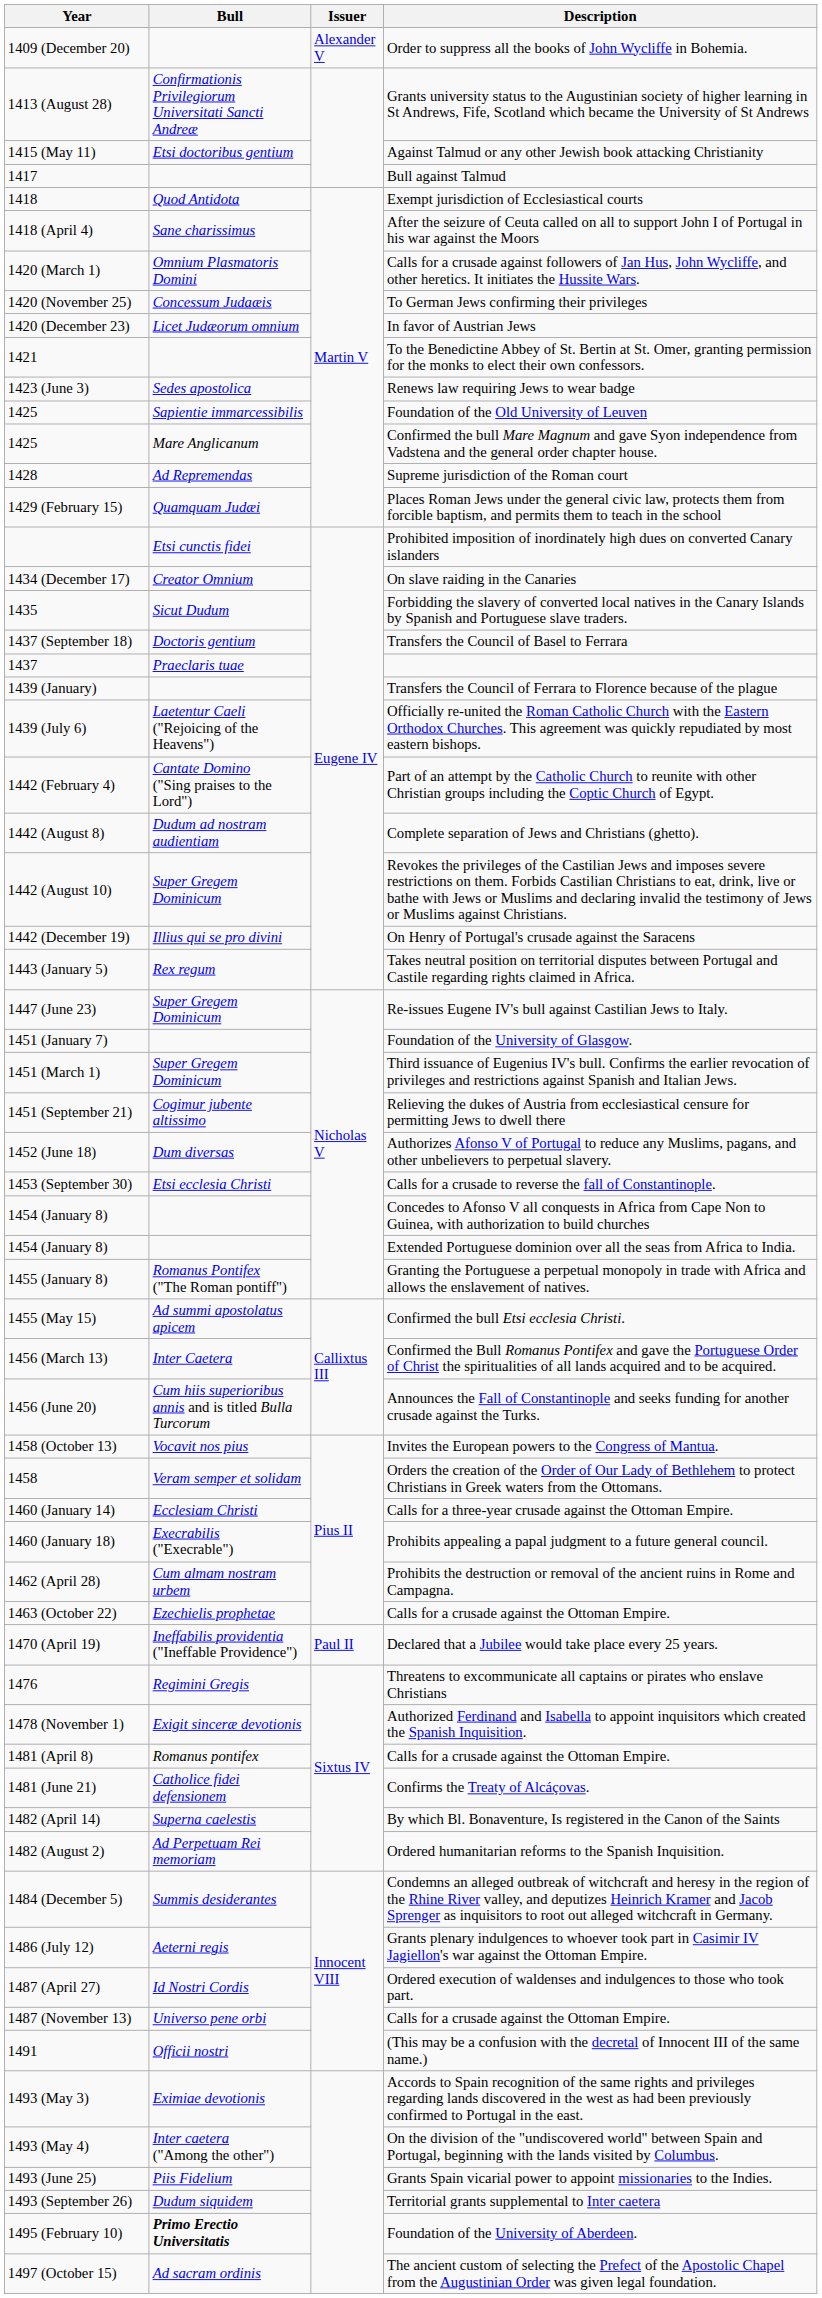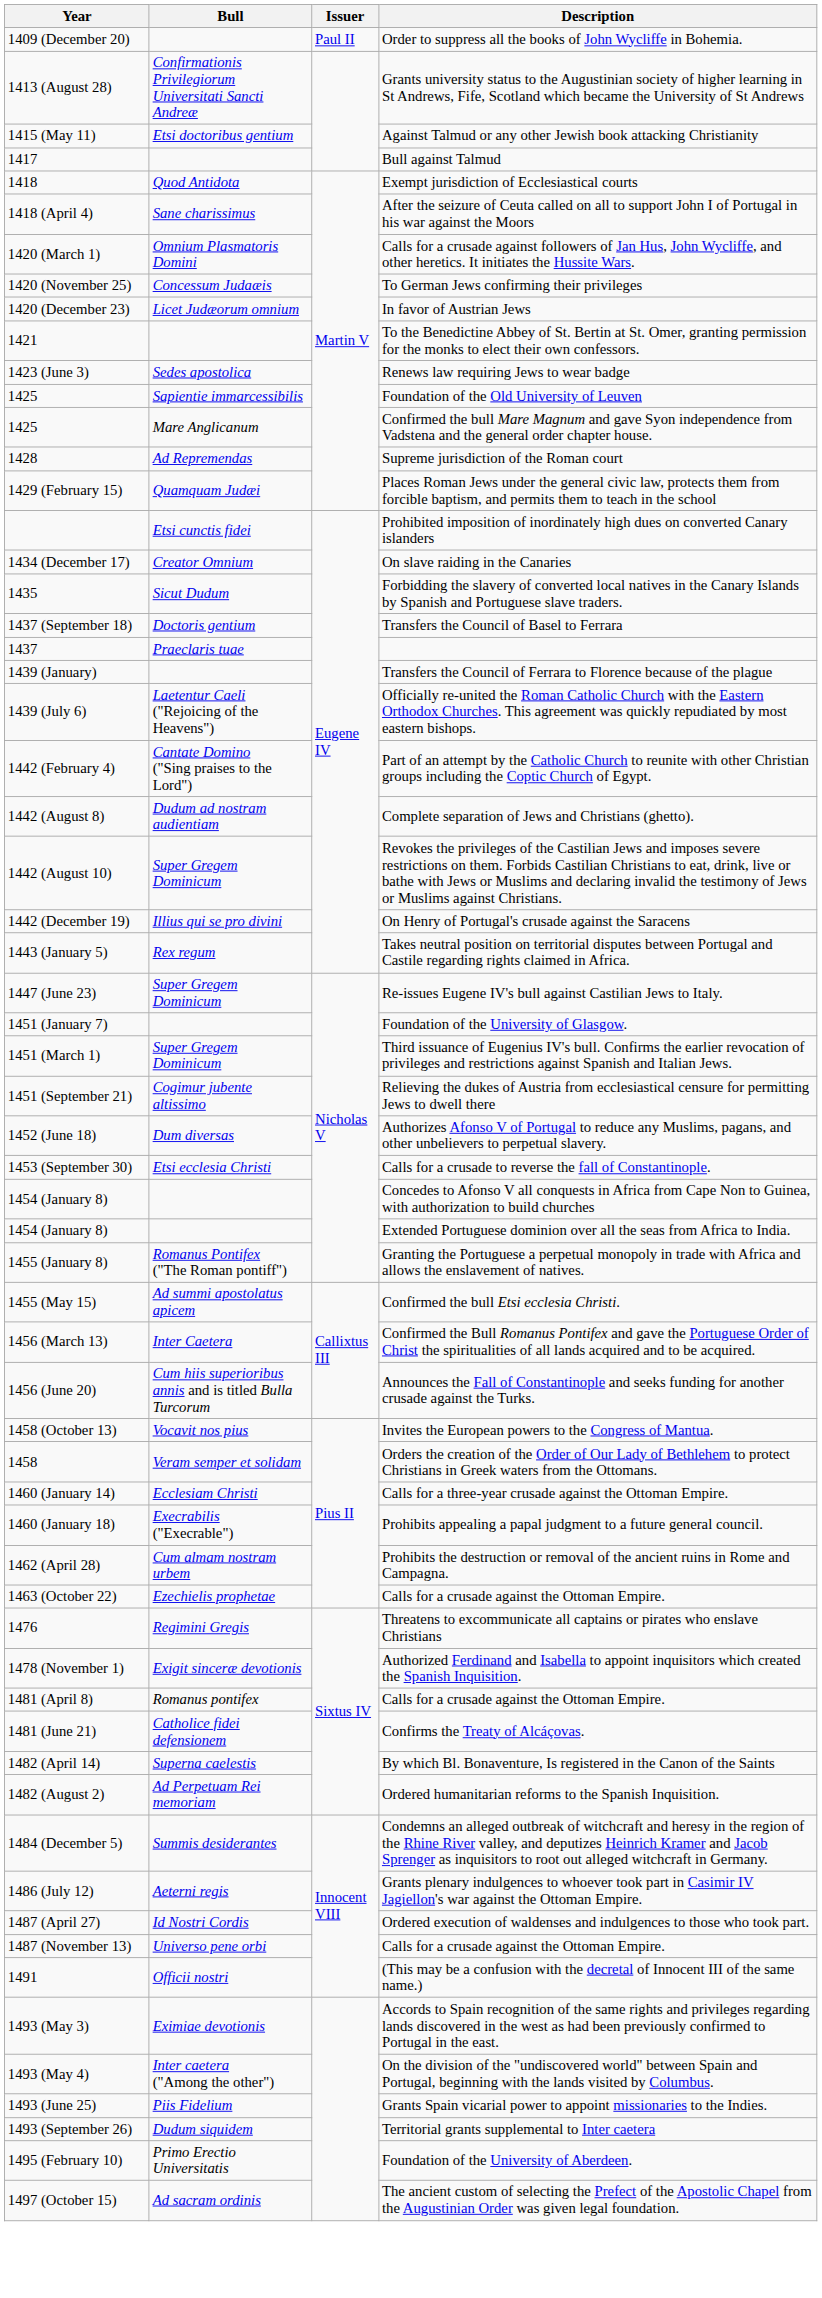(345, 47) Alexander V -> (335, 39) Paul II
- row: (54, 1644)
(195, 2233) bold -> (194, 2160) normal
